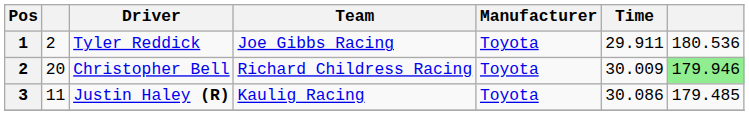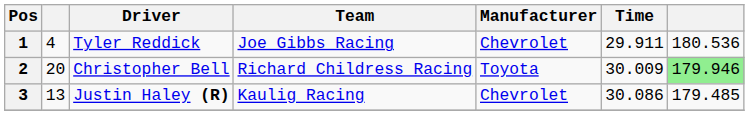(51, 44) 2 -> (51, 44) 4
(509, 44) Toyota -> (524, 44) Chevrolet
(56, 97) 11 -> (56, 97) 13
(509, 97) Toyota -> (524, 97) Chevrolet
